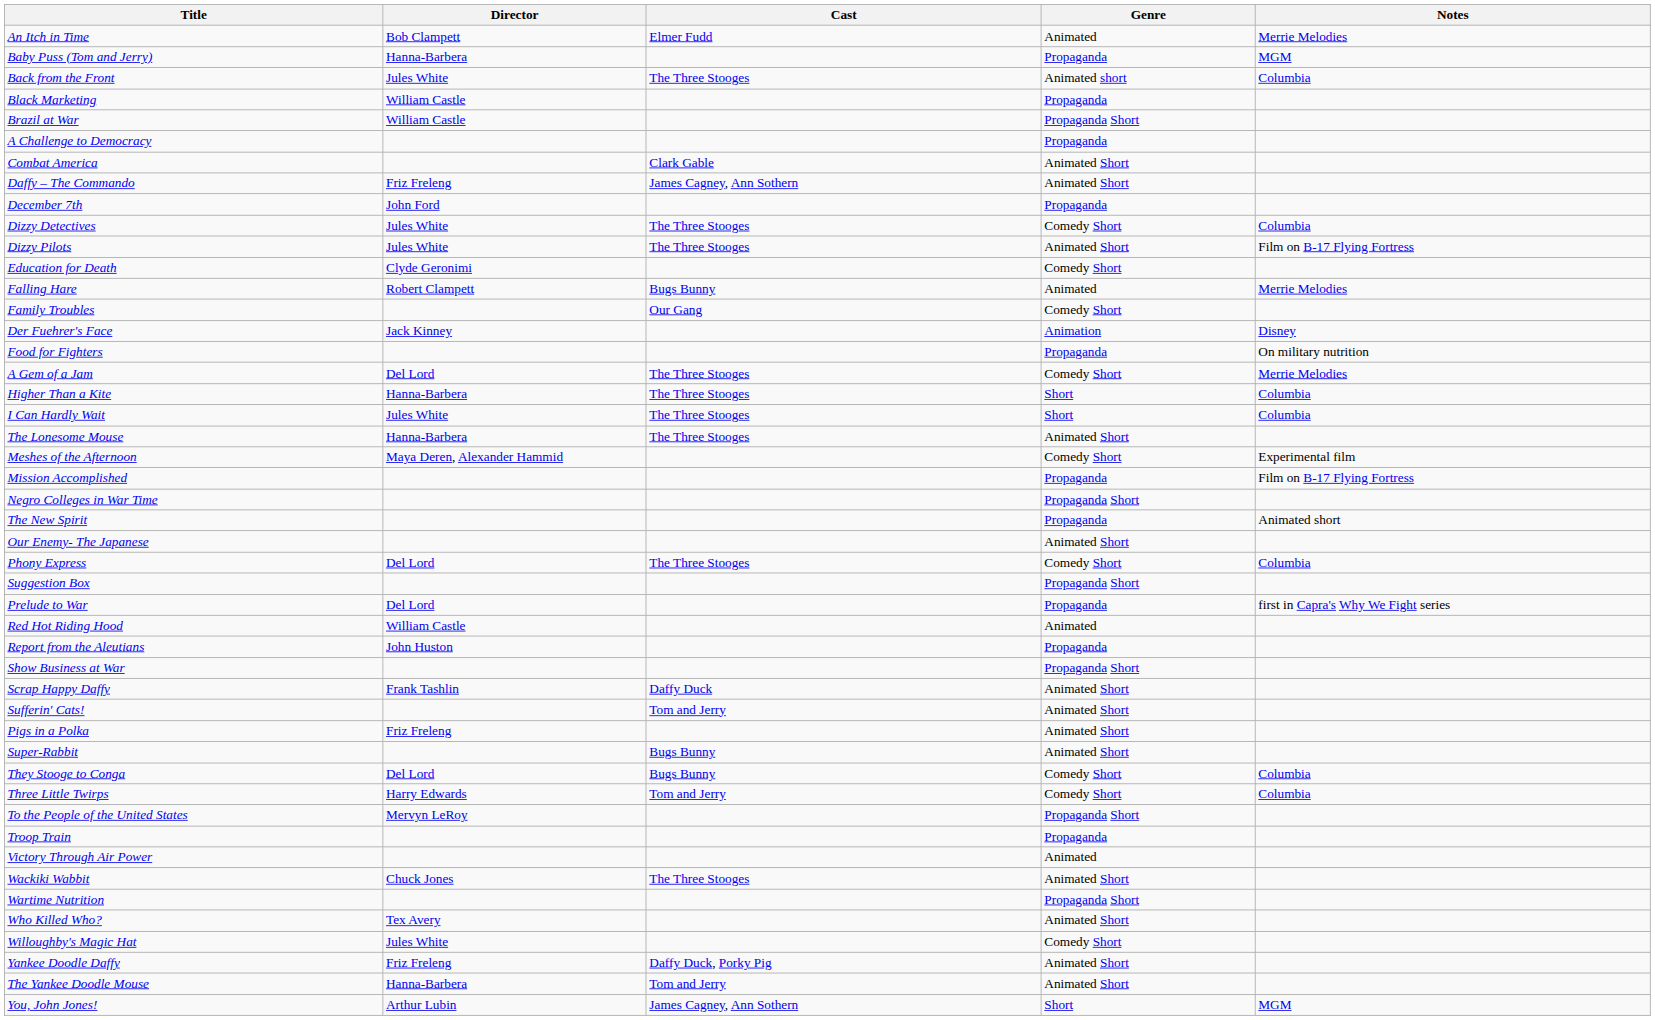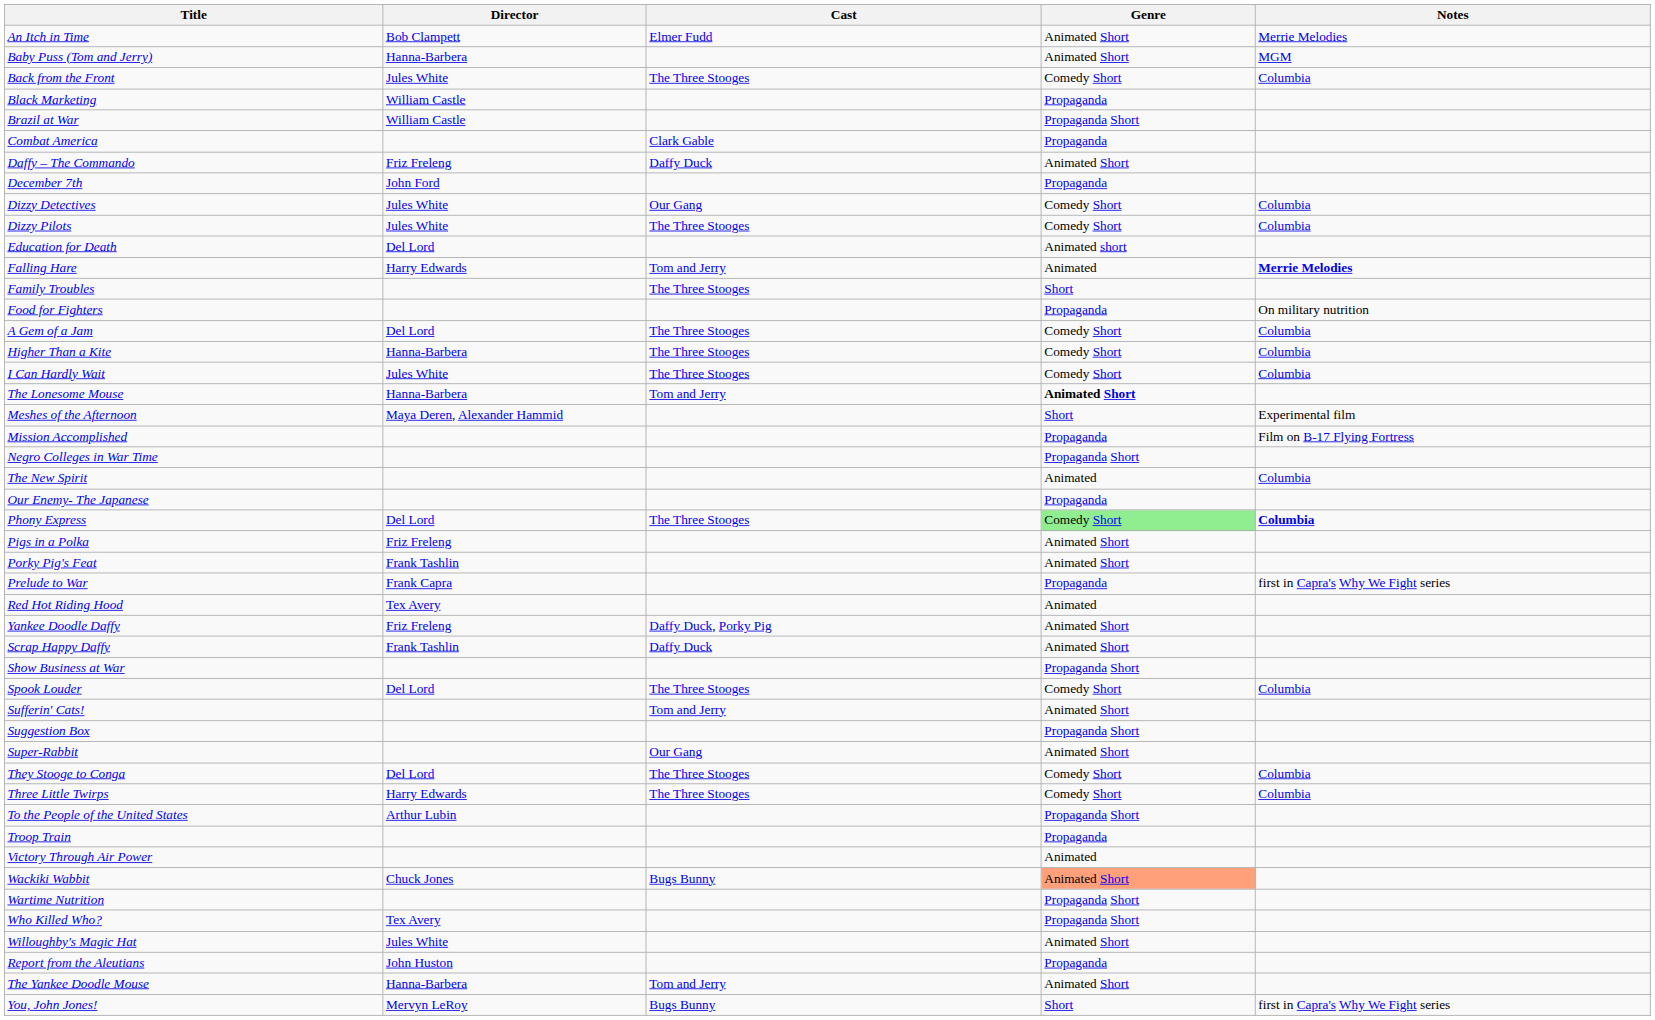(1071, 36) Animated -> (1087, 36) Animated Short
(1076, 57) Propaganda -> (1087, 57) Animated Short
(1085, 78) Animated short -> (1083, 78) Comedy Short
- row: (79, 141)
(1087, 162) Animated Short -> (1076, 141) Propaganda
(724, 183) James Cagney, Ann Sothern -> (681, 162) Daffy Duck
(699, 225) The Three Stooges -> (676, 204) Our Gang
(1087, 246) Animated Short -> (1083, 225) Comedy Short
(1336, 246) Film on B-17 Flying Fortress -> (1285, 225) Columbia
(429, 267) Clyde Geronimi -> (410, 246) Del Lord
(1083, 267) Comedy Short -> (1085, 246) Animated short
(430, 288) Robert Clampett -> (426, 267) Harry Edwards
(682, 288) Bugs Bunny -> (688, 267) Tom and Jerry
(1303, 288) normal -> (1305, 267) bold
(676, 309) Our Gang -> (699, 288) The Three Stooges
(1083, 309) Comedy Short -> (1059, 288) Short
- row: (60, 330)
(1303, 373) Merrie Melodies -> (1285, 330) Columbia
(1059, 394) Short -> (1083, 352) Comedy Short
(1059, 415) Short -> (1083, 373) Comedy Short
(699, 436) The Three Stooges -> (688, 394) Tom and Jerry
(1087, 436) normal -> (1090, 394) bold
(1083, 457) Comedy Short -> (1059, 415) Short
(1076, 520) Propaganda -> (1071, 478) Animated
(1299, 520) Animated short -> (1285, 478) Columbia
(1087, 541) Animated Short -> (1076, 499) Propaganda
(1083, 562) no background -> (1083, 520) lightgreen background
(1285, 562) normal -> (1286, 520) bold
rows swapped: (48, 731) <-> (49, 583)
+ row: (52, 562)
(410, 604) Del Lord -> (419, 583) Frank Capra
(426, 625) William Castle -> (413, 604) Tex Avery
rows swapped: (76, 646) <-> (64, 962)
rows swapped: (59, 688) <-> (66, 667)
+ row: (45, 688)
(682, 752) Bugs Bunny -> (676, 752) Our Gang
(682, 773) Bugs Bunny -> (699, 773) The Three Stooges
(688, 794) Tom and Jerry -> (699, 794) The Three Stooges
(427, 815) Mervyn LeRoy -> (421, 815) Arthur Lubin
(699, 878) The Three Stooges -> (682, 878) Bugs Bunny
(1087, 878) no background -> (1087, 878) lightsalmon background
(1087, 920) Animated Short -> (1092, 920) Propaganda Short
(1083, 941) Comedy Short -> (1087, 941) Animated Short
(421, 1004) Arthur Lubin -> (427, 1004) Mervyn LeRoy
(724, 1004) James Cagney, Ann Sothern -> (682, 1004) Bugs Bunny
(1275, 1004) MGM -> (1354, 1004) first in Capra's Why We Fight series
